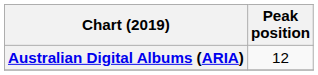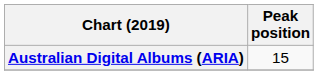(280, 57) 12 -> (280, 57) 15
